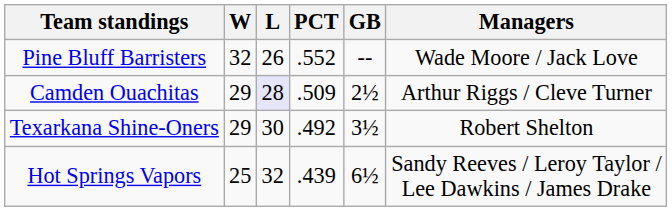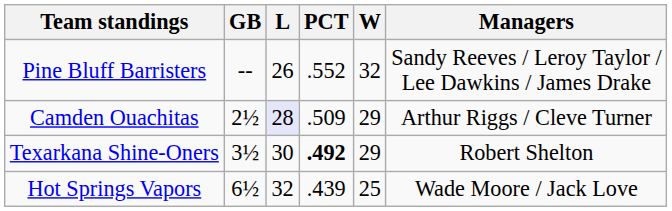columns swapped: (240, 22) <-> (365, 22)
(526, 57) Wade Moore / Jack Love -> (526, 69) Sandy Reeves / Leroy Taylor / Lee Dawkins / James Drake
(316, 127) normal -> (326, 152) bold
(526, 175) Sandy Reeves / Leroy Taylor / Lee Dawkins / James Drake -> (526, 188) Wade Moore / Jack Love
